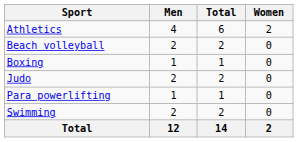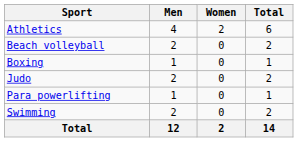columns swapped: (269, 13) <-> (221, 13)
